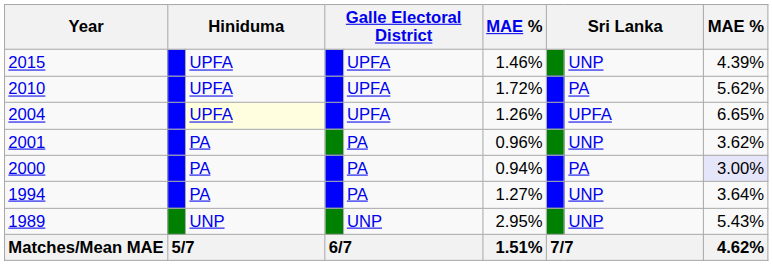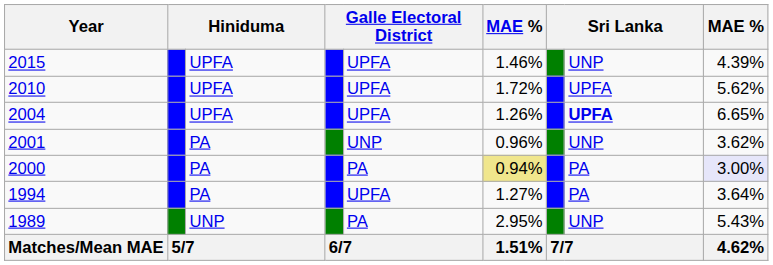(579, 89) PA -> (590, 89) UPFA
(211, 115) lightyellow background -> (211, 115) no background
(590, 115) normal -> (591, 115) bold
(357, 141) PA -> (364, 141) UNP
(519, 168) no background -> (519, 168) khaki background
(357, 194) PA -> (369, 194) UPFA
(586, 194) UNP -> (579, 194) PA
(364, 221) UNP -> (357, 221) PA
